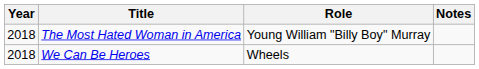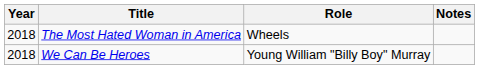(339, 34) Young William "Billy Boy" Murray -> (268, 34) Wheels
(268, 54) Wheels -> (339, 54) Young William "Billy Boy" Murray
